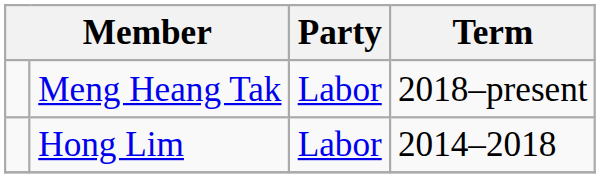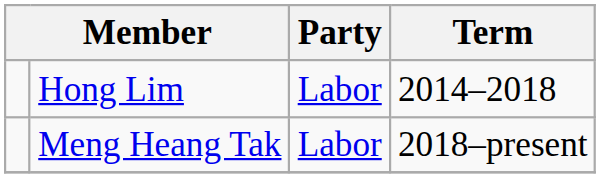rows swapped: (111, 144) <-> (160, 88)
